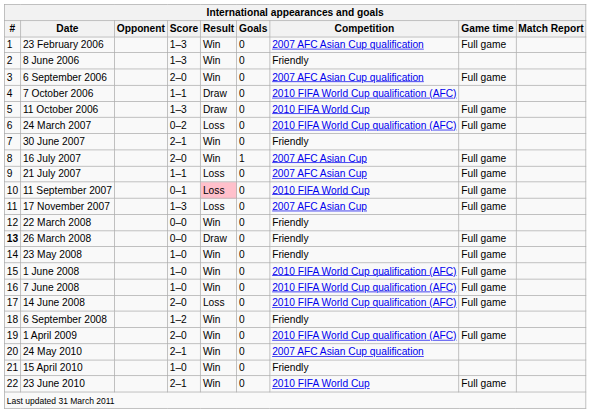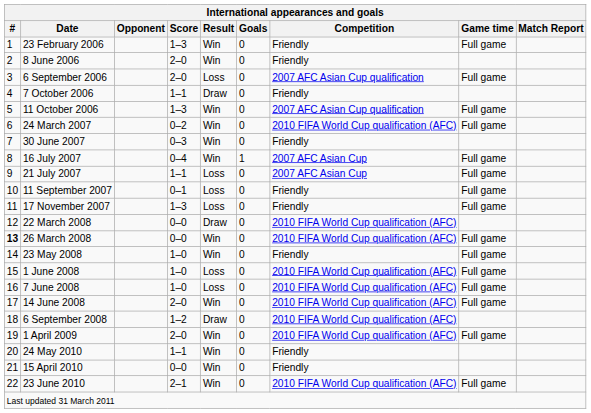(348, 45) 2007 AFC Asian Cup qualification -> (290, 45) Friendly
(178, 61) 1–3 -> (178, 61) 2–0
(212, 77) Win -> (214, 77) Loss
(364, 94) 2010 FIFA World Cup qualification (AFC) -> (290, 94) Friendly
(215, 110) Draw -> (212, 110) Win
(321, 110) 2010 FIFA World Cup -> (348, 110) 2007 AFC Asian Cup qualification
(214, 126) Loss -> (212, 126) Win
(178, 142) 2–1 -> (178, 142) 0–3
(178, 158) 2–0 -> (178, 158) 0–4
(214, 190) pink background -> (214, 190) no background
(321, 190) 2010 FIFA World Cup -> (290, 190) Friendly
(320, 207) 2007 AFC Asian Cup -> (290, 207) Friendly
(212, 223) Win -> (215, 223) Draw
(290, 223) Friendly -> (364, 223) 2010 FIFA World Cup qualification (AFC)
(215, 239) Draw -> (212, 239) Win
(290, 239) Friendly -> (364, 239) 2010 FIFA World Cup qualification (AFC)
(212, 271) Win -> (214, 271) Loss
(212, 287) Win -> (214, 287) Loss
(214, 304) Loss -> (212, 304) Win
(212, 320) Win -> (215, 320) Draw
(290, 320) Friendly -> (364, 320) 2010 FIFA World Cup qualification (AFC)
(178, 352) 2–1 -> (178, 352) 1–1
(348, 352) 2007 AFC Asian Cup qualification -> (290, 352) Friendly
(178, 368) 1–0 -> (178, 368) 0–0
(321, 384) 2010 FIFA World Cup -> (364, 384) 2010 FIFA World Cup qualification (AFC)
